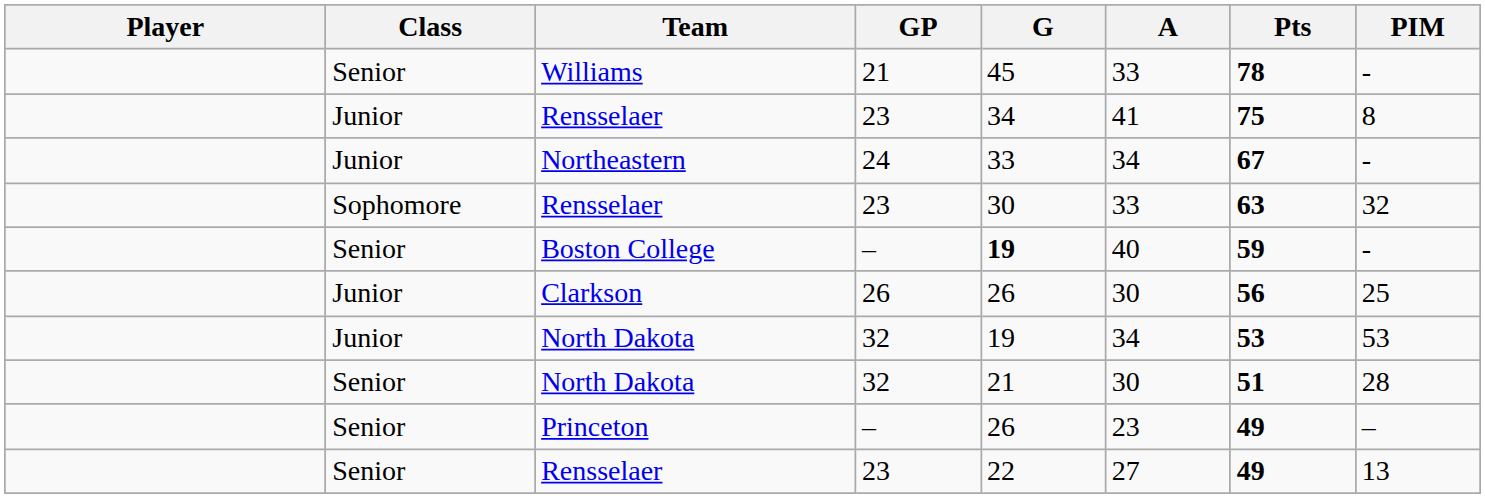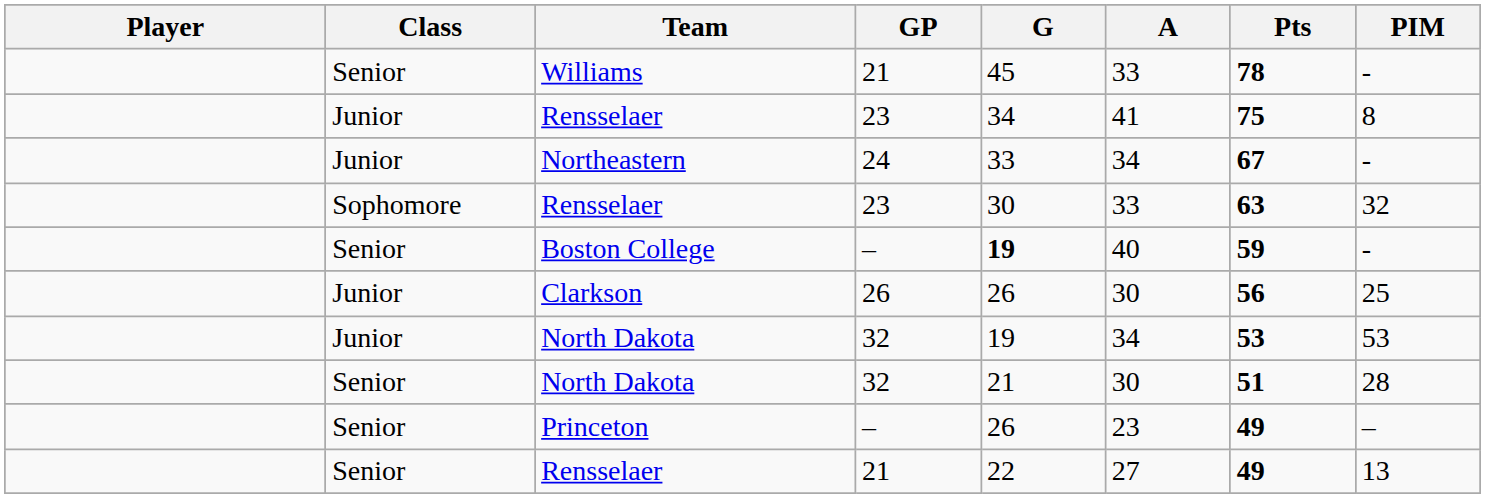(876, 470) 23 -> (876, 470) 21
